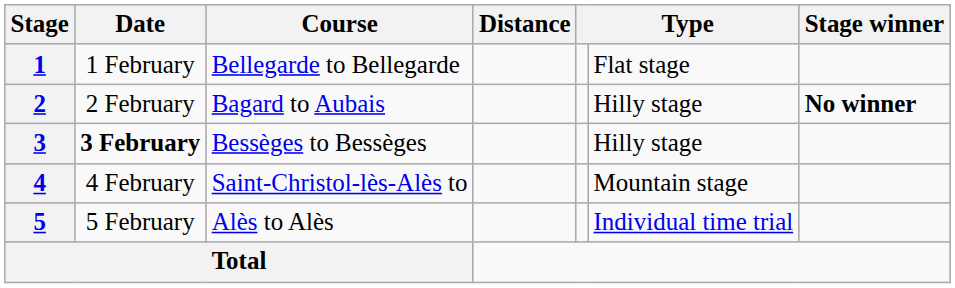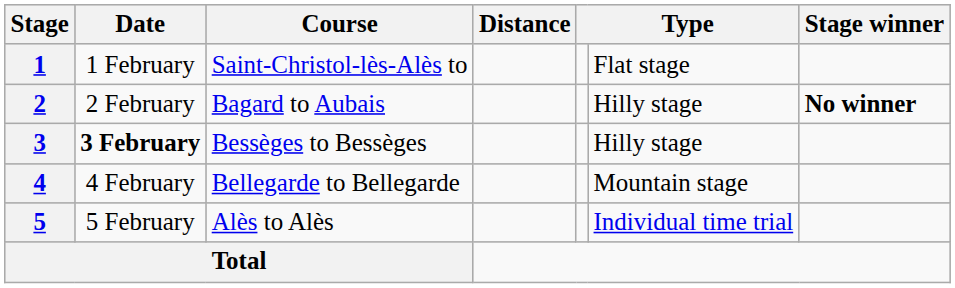(336, 63) Bellegarde to Bellegarde -> (340, 63) Saint-Christol-lès-Alès to
(340, 182) Saint-Christol-lès-Alès to -> (336, 182) Bellegarde to Bellegarde
